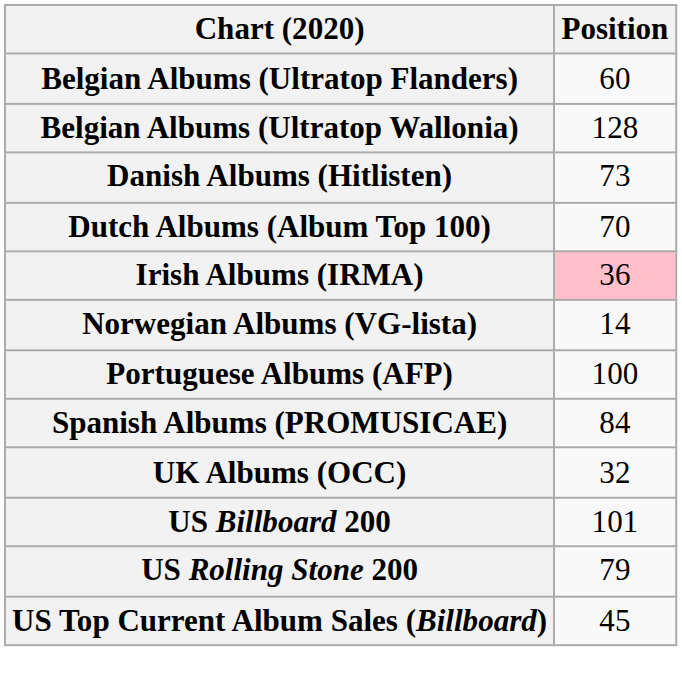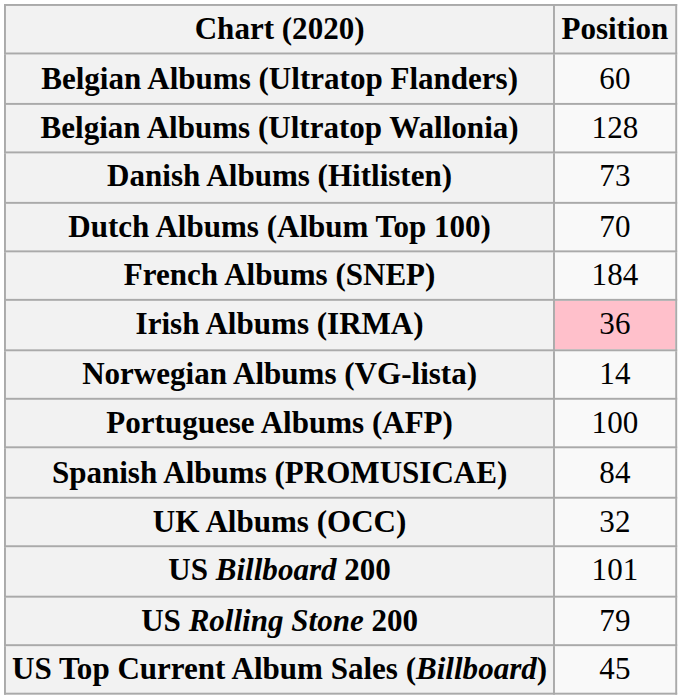+ row: (280, 275)
